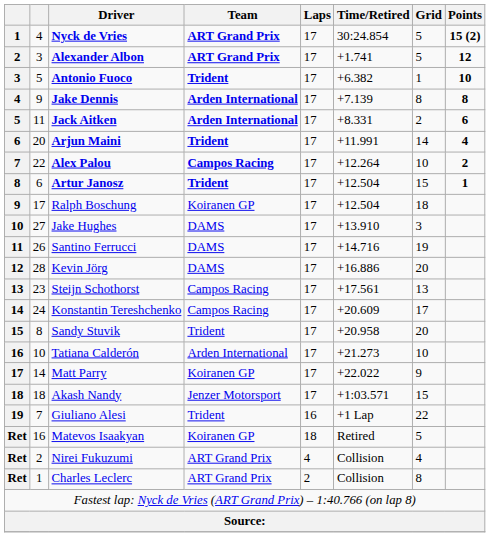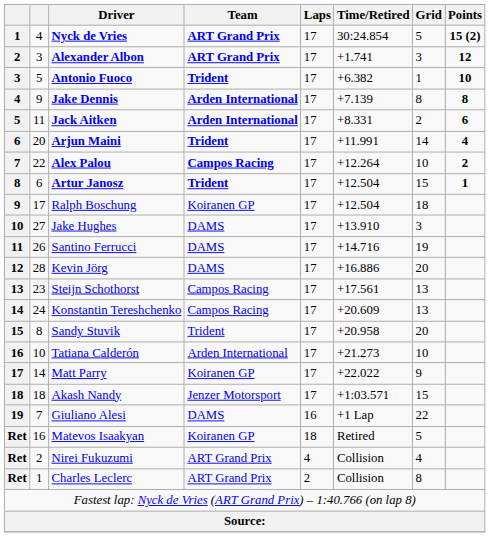(419, 56) 5 -> (419, 56) 3
(422, 309) 17 -> (422, 309) 13
(206, 415) Trident -> (206, 415) DAMS
